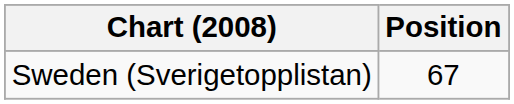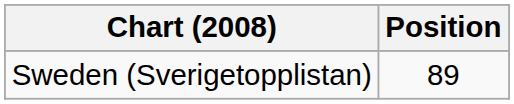(443, 74) 67 -> (443, 74) 89
